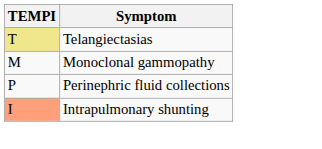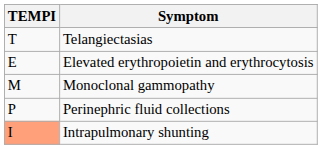(12, 39) khaki background -> (12, 39) no background
+ row: (188, 62)
